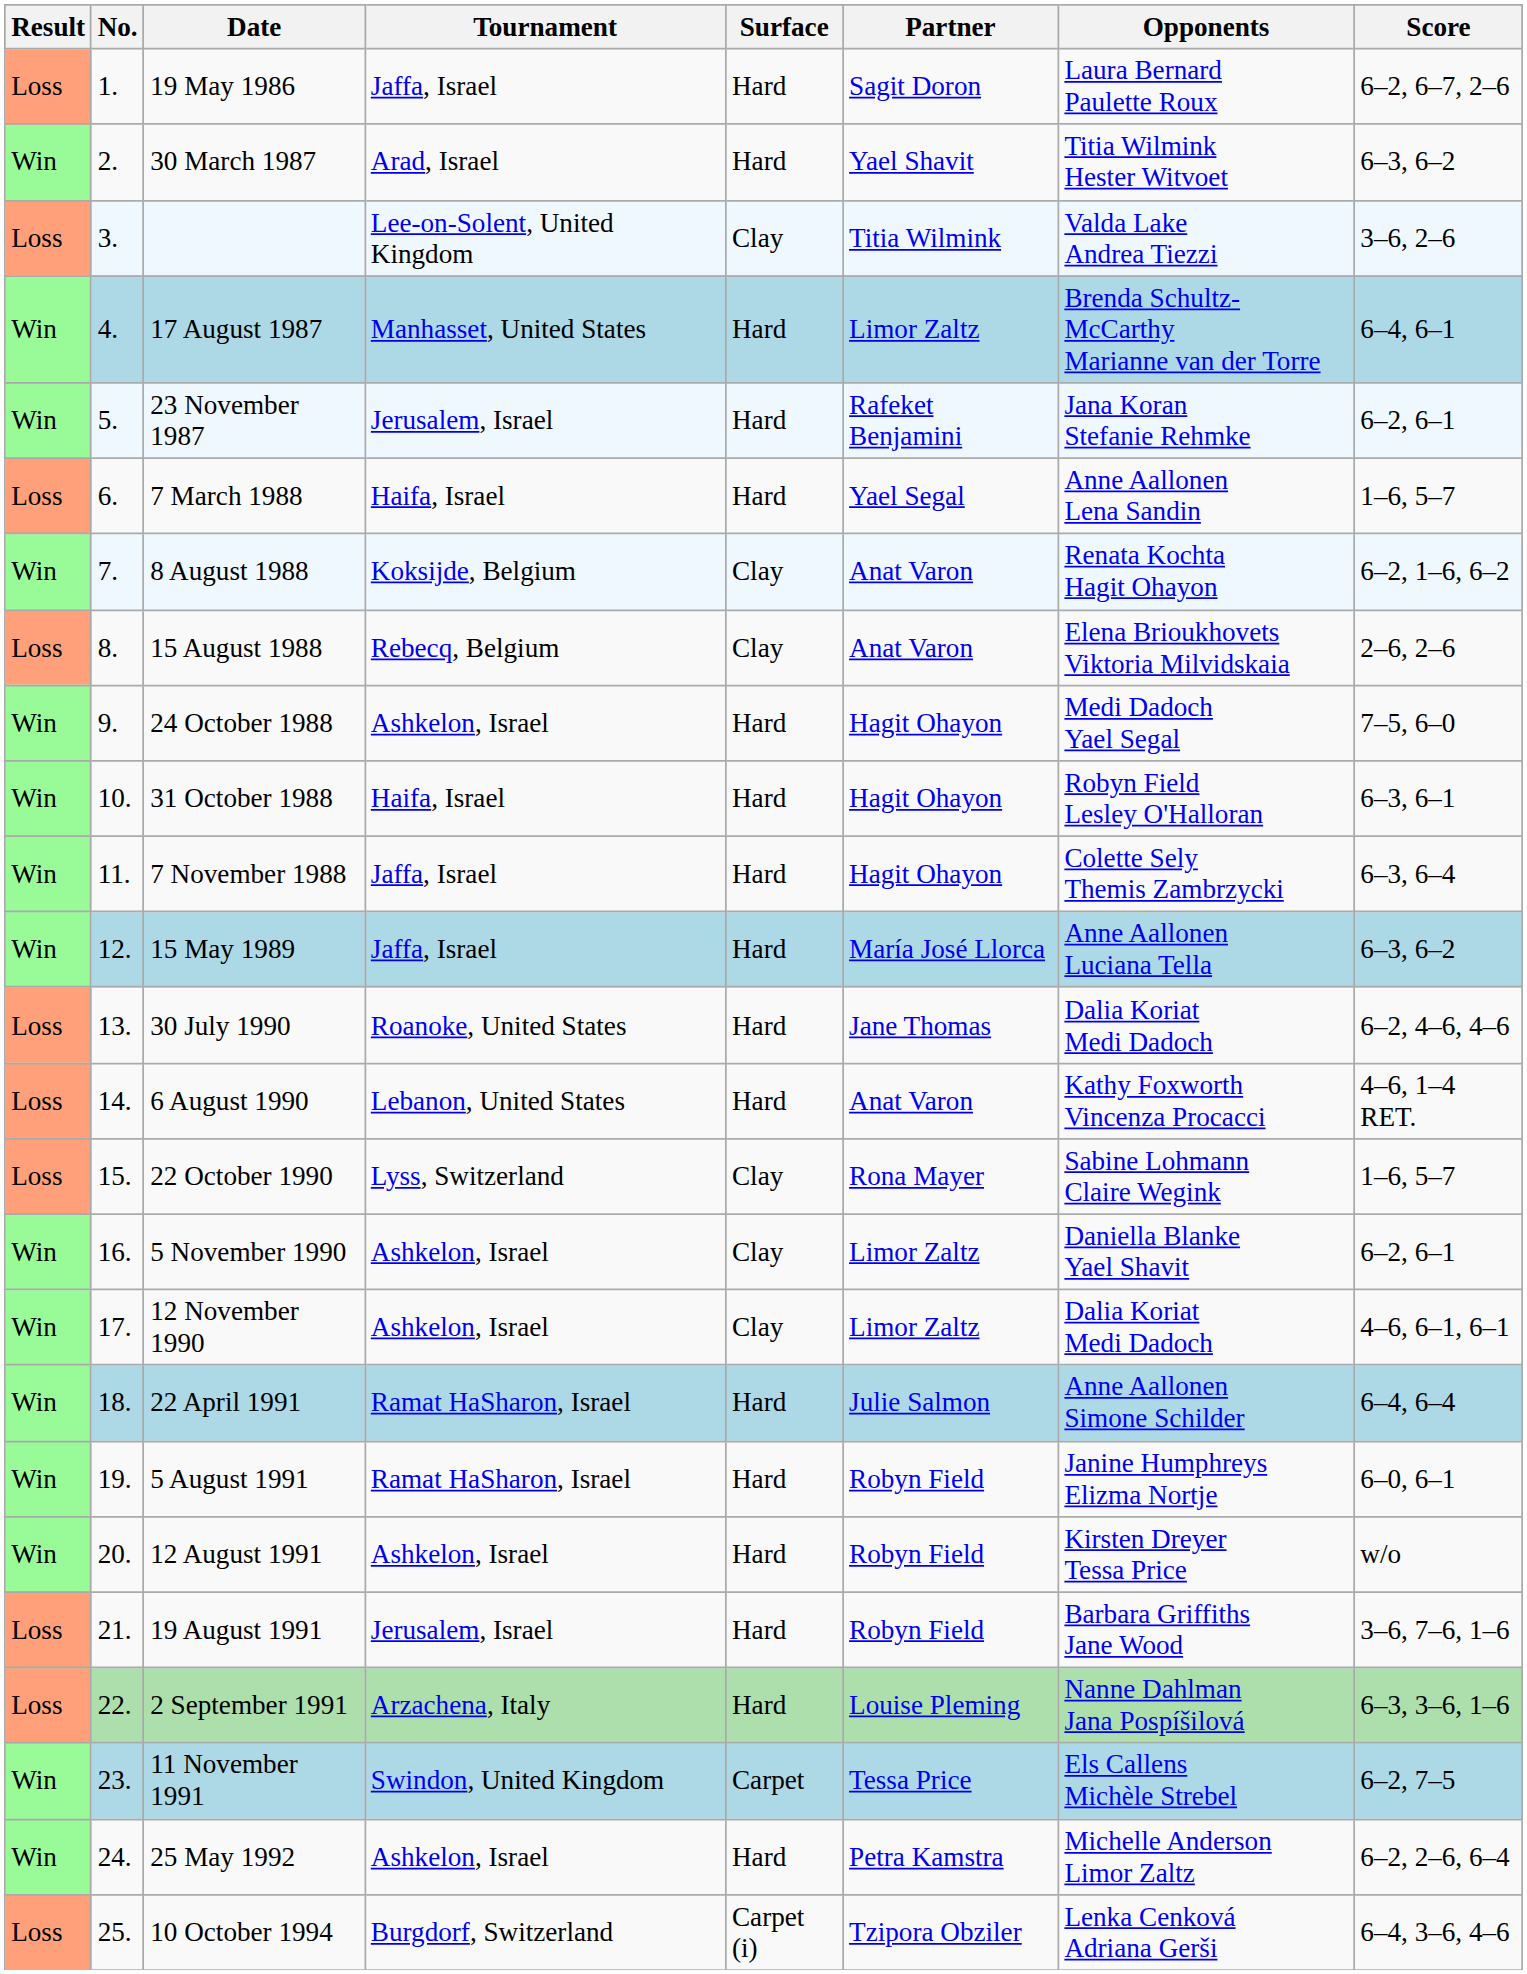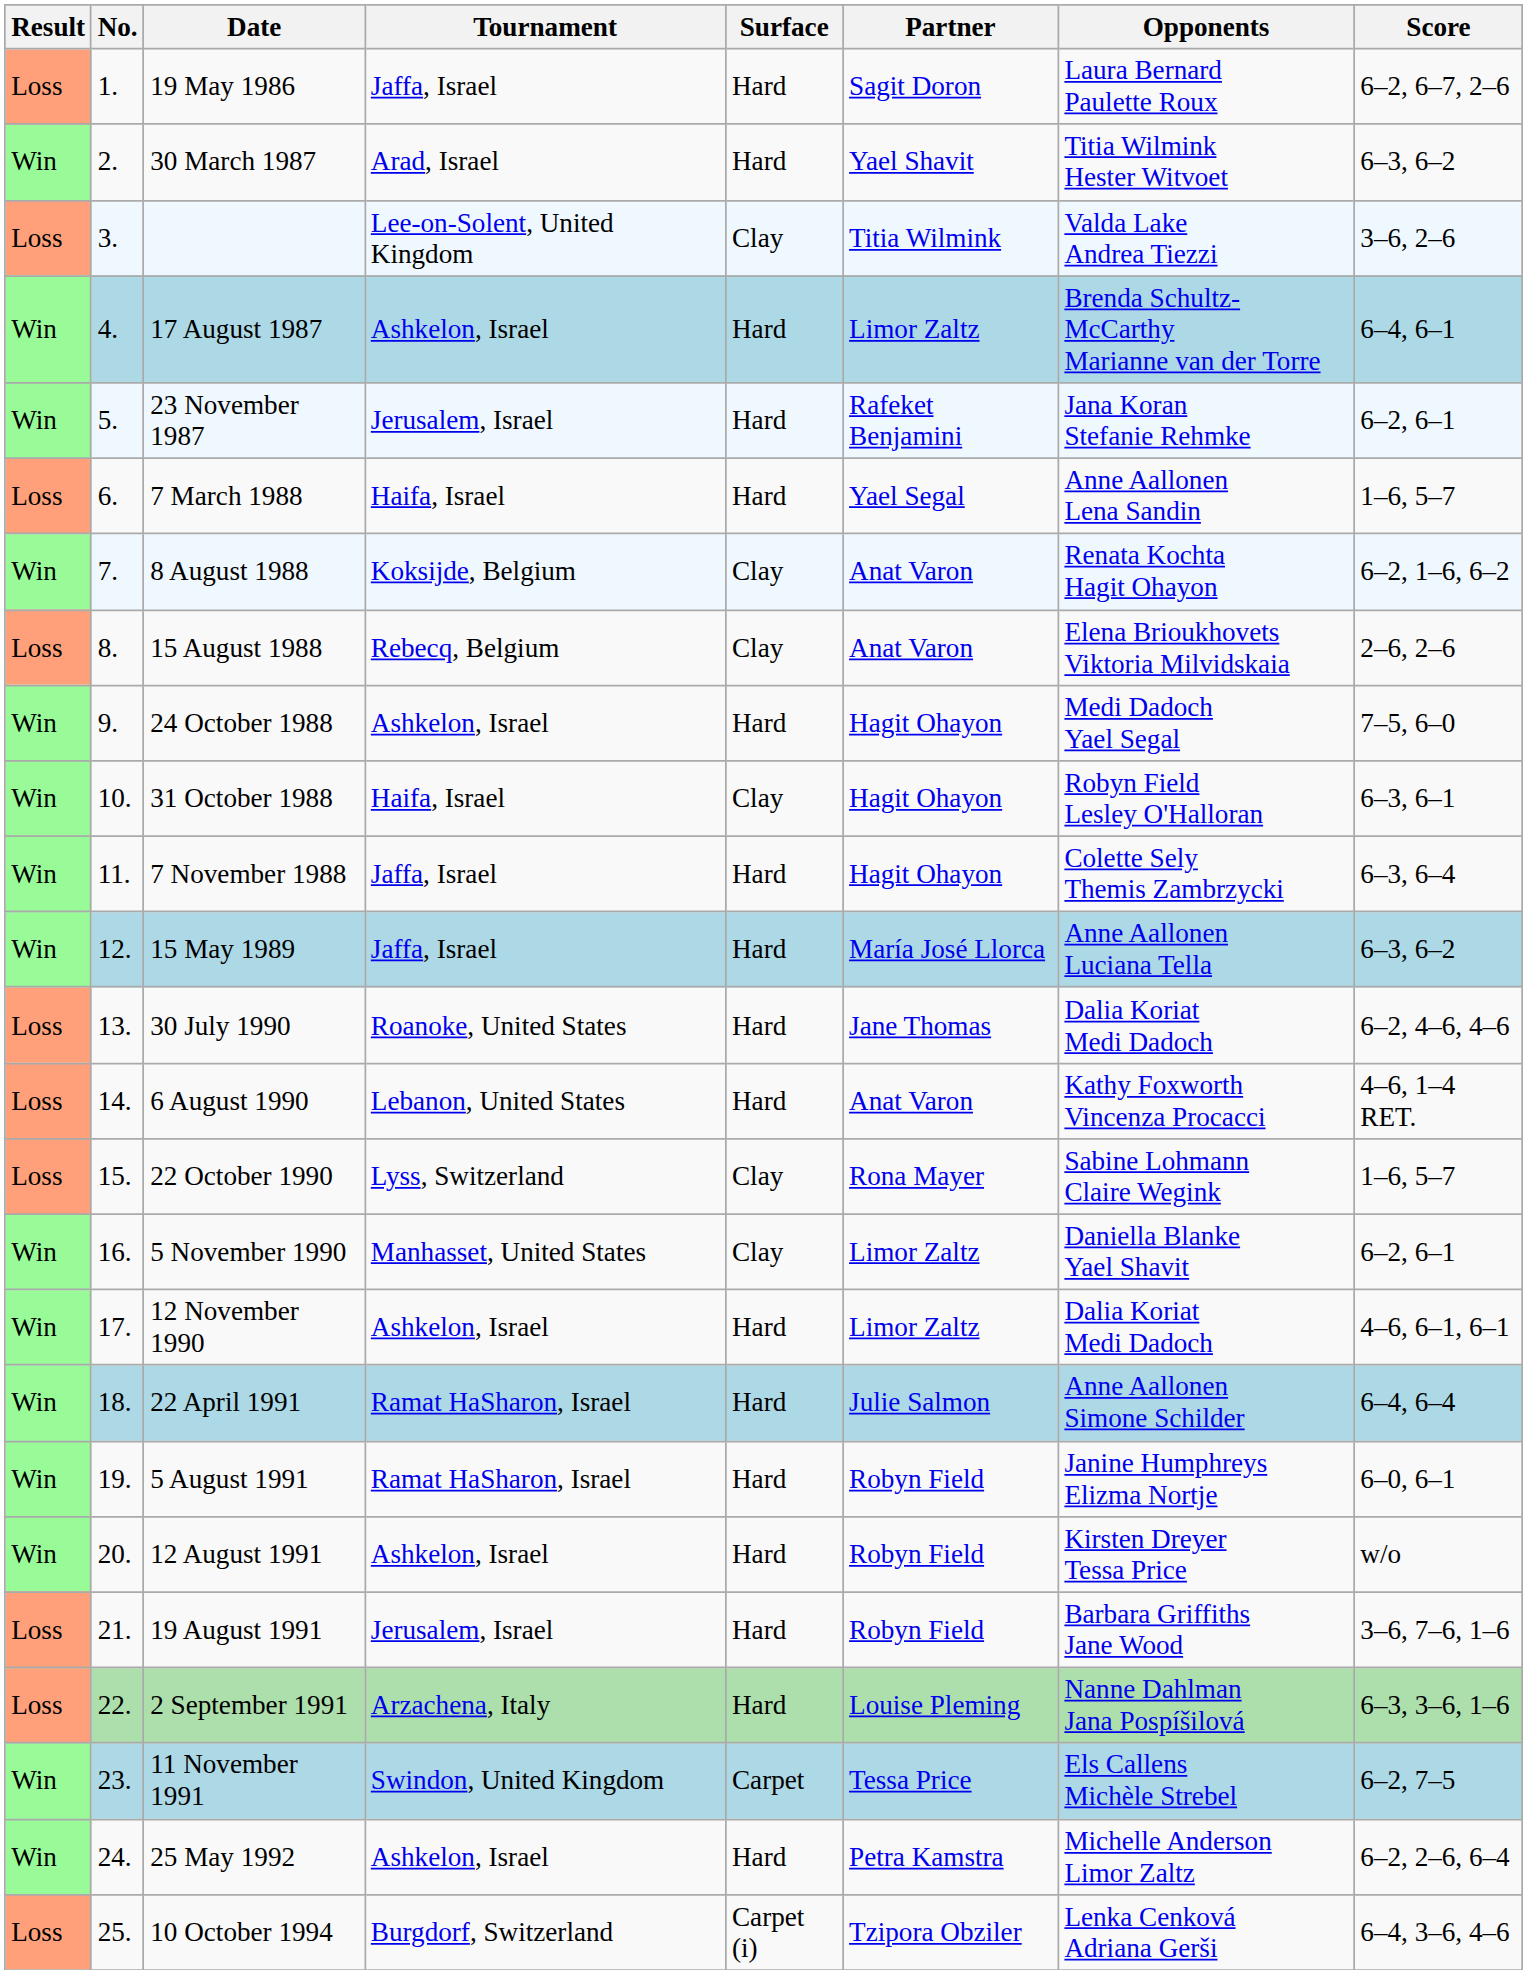(508, 328) Manhasset, United States -> (460, 328) Ashkelon, Israel
(759, 797) Hard -> (758, 797) Clay
(460, 1251) Ashkelon, Israel -> (508, 1251) Manhasset, United States
(758, 1326) Clay -> (759, 1326) Hard
